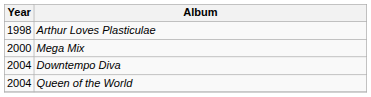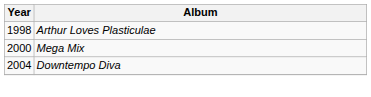- row: (84, 83)
